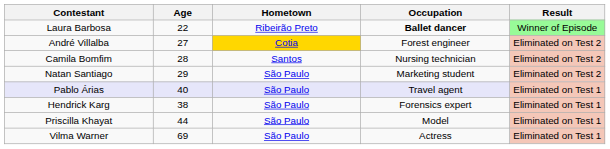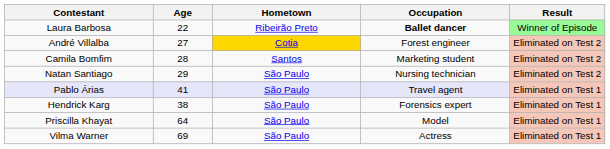(435, 59) Nursing technician -> (435, 59) Marketing student
(435, 74) Marketing student -> (435, 74) Nursing technician
(183, 90) 40 -> (183, 90) 41
(183, 121) 44 -> (183, 121) 64
